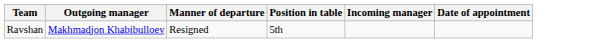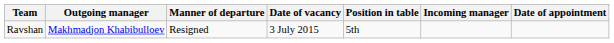+ column: (305, 12)
